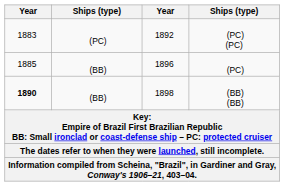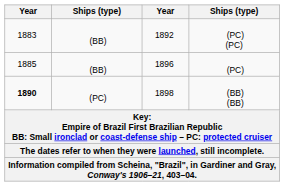(97, 41) (PC) -> (97, 41) (BB)
(97, 98) (BB) -> (97, 98) (PC)
